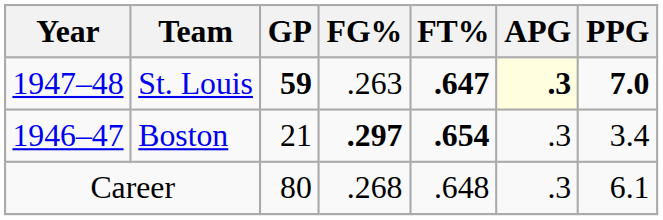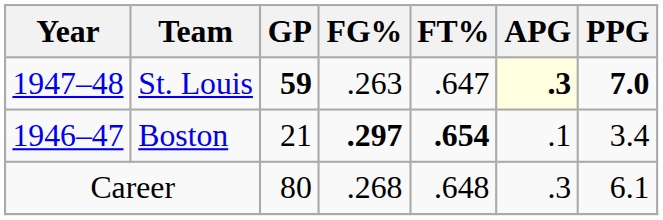(462, 83) bold -> (462, 83) normal
(559, 135) .3 -> (559, 135) .1
